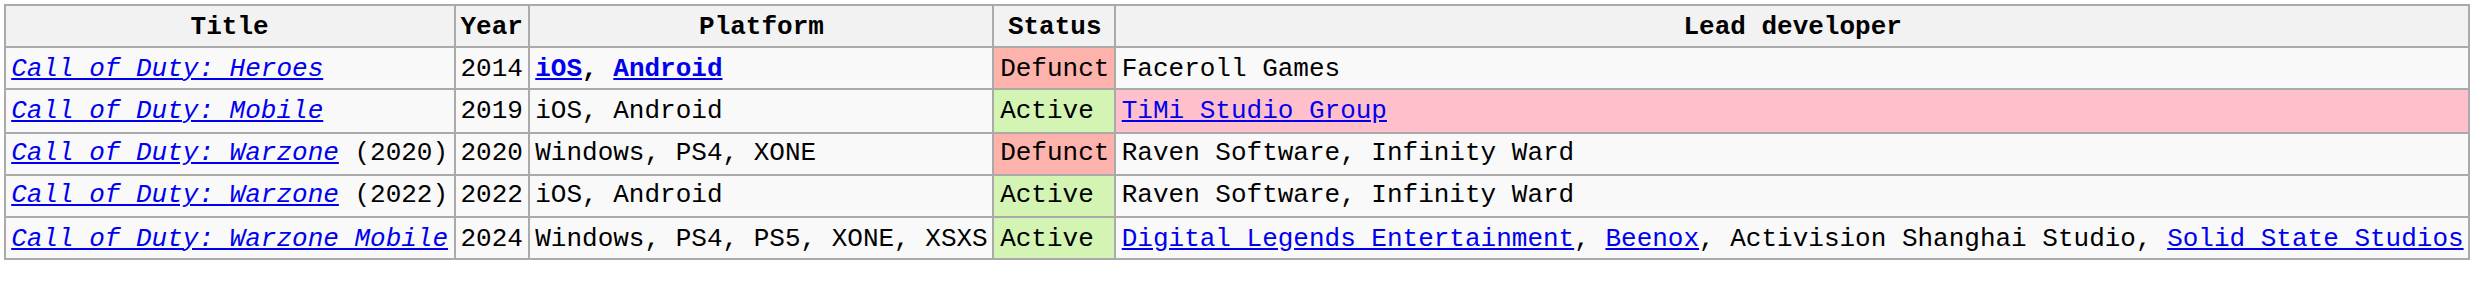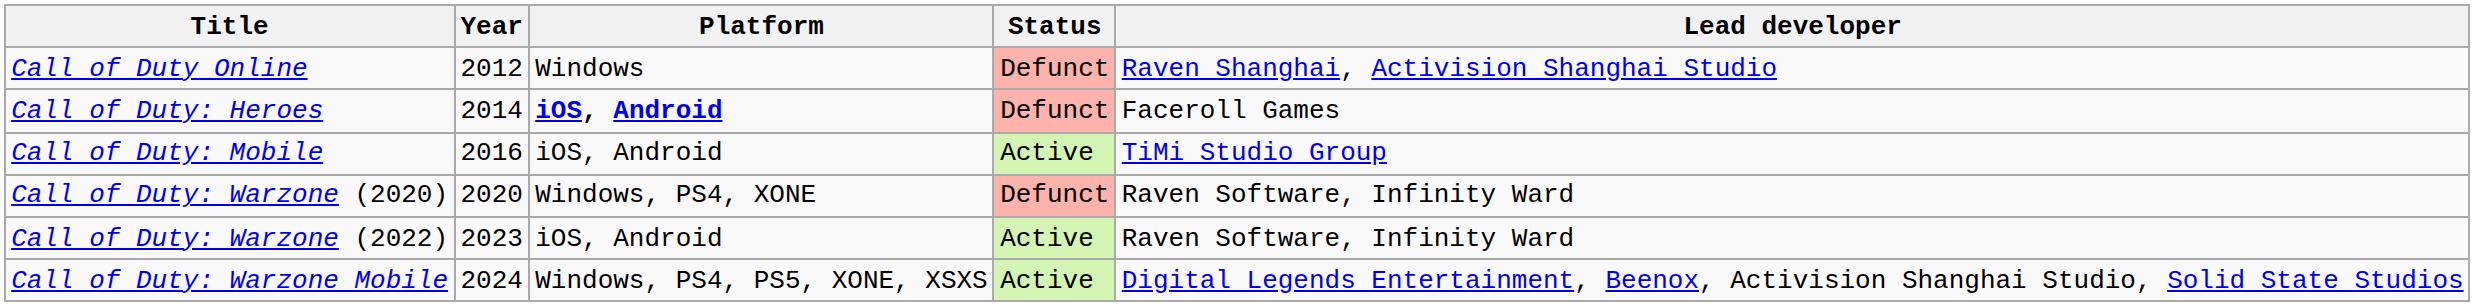+ row: (159, 69)
(492, 111) 2019 -> (492, 153) 2016
(1254, 111) pink background -> (1254, 153) no background
(492, 196) 2022 -> (492, 238) 2023
